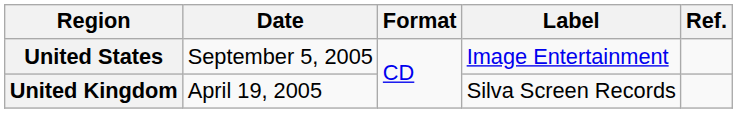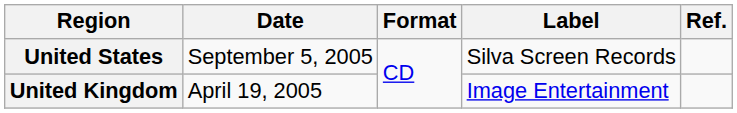(568, 56) Image Entertainment -> (571, 56) Silva Screen Records
(571, 90) Silva Screen Records -> (568, 90) Image Entertainment
